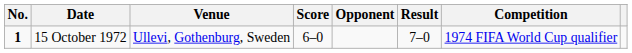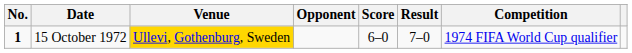columns swapped: (365, 15) <-> (313, 15)
(212, 37) no background -> (212, 37) gold background
